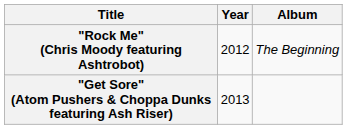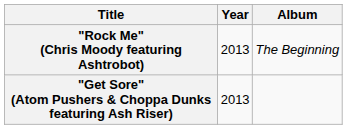(235, 49) 2012 -> (235, 49) 2013
